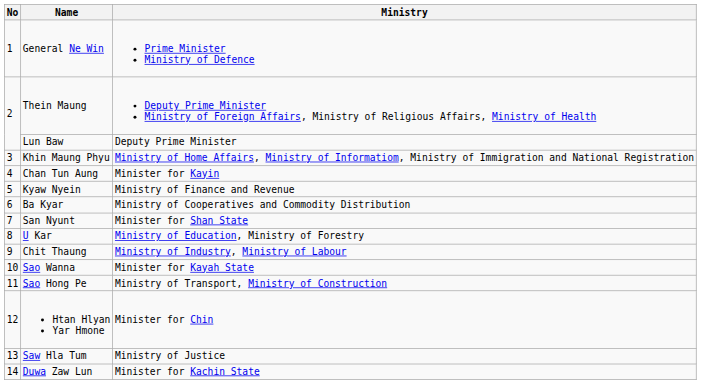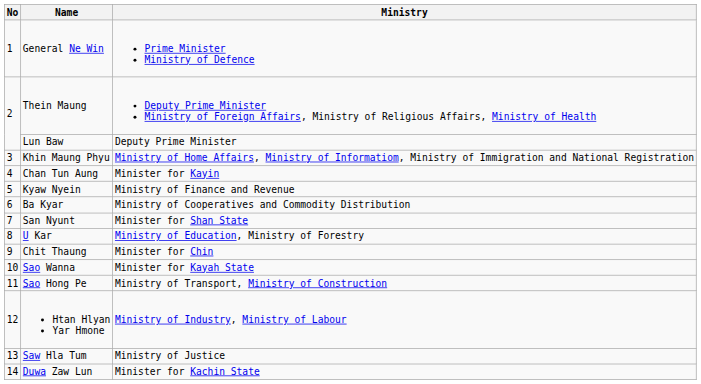(231, 252) Ministry of Industry, Ministry of Labour -> (164, 252) Minister for Chin
(164, 320) Minister for Chin -> (231, 320) Ministry of Industry, Ministry of Labour
